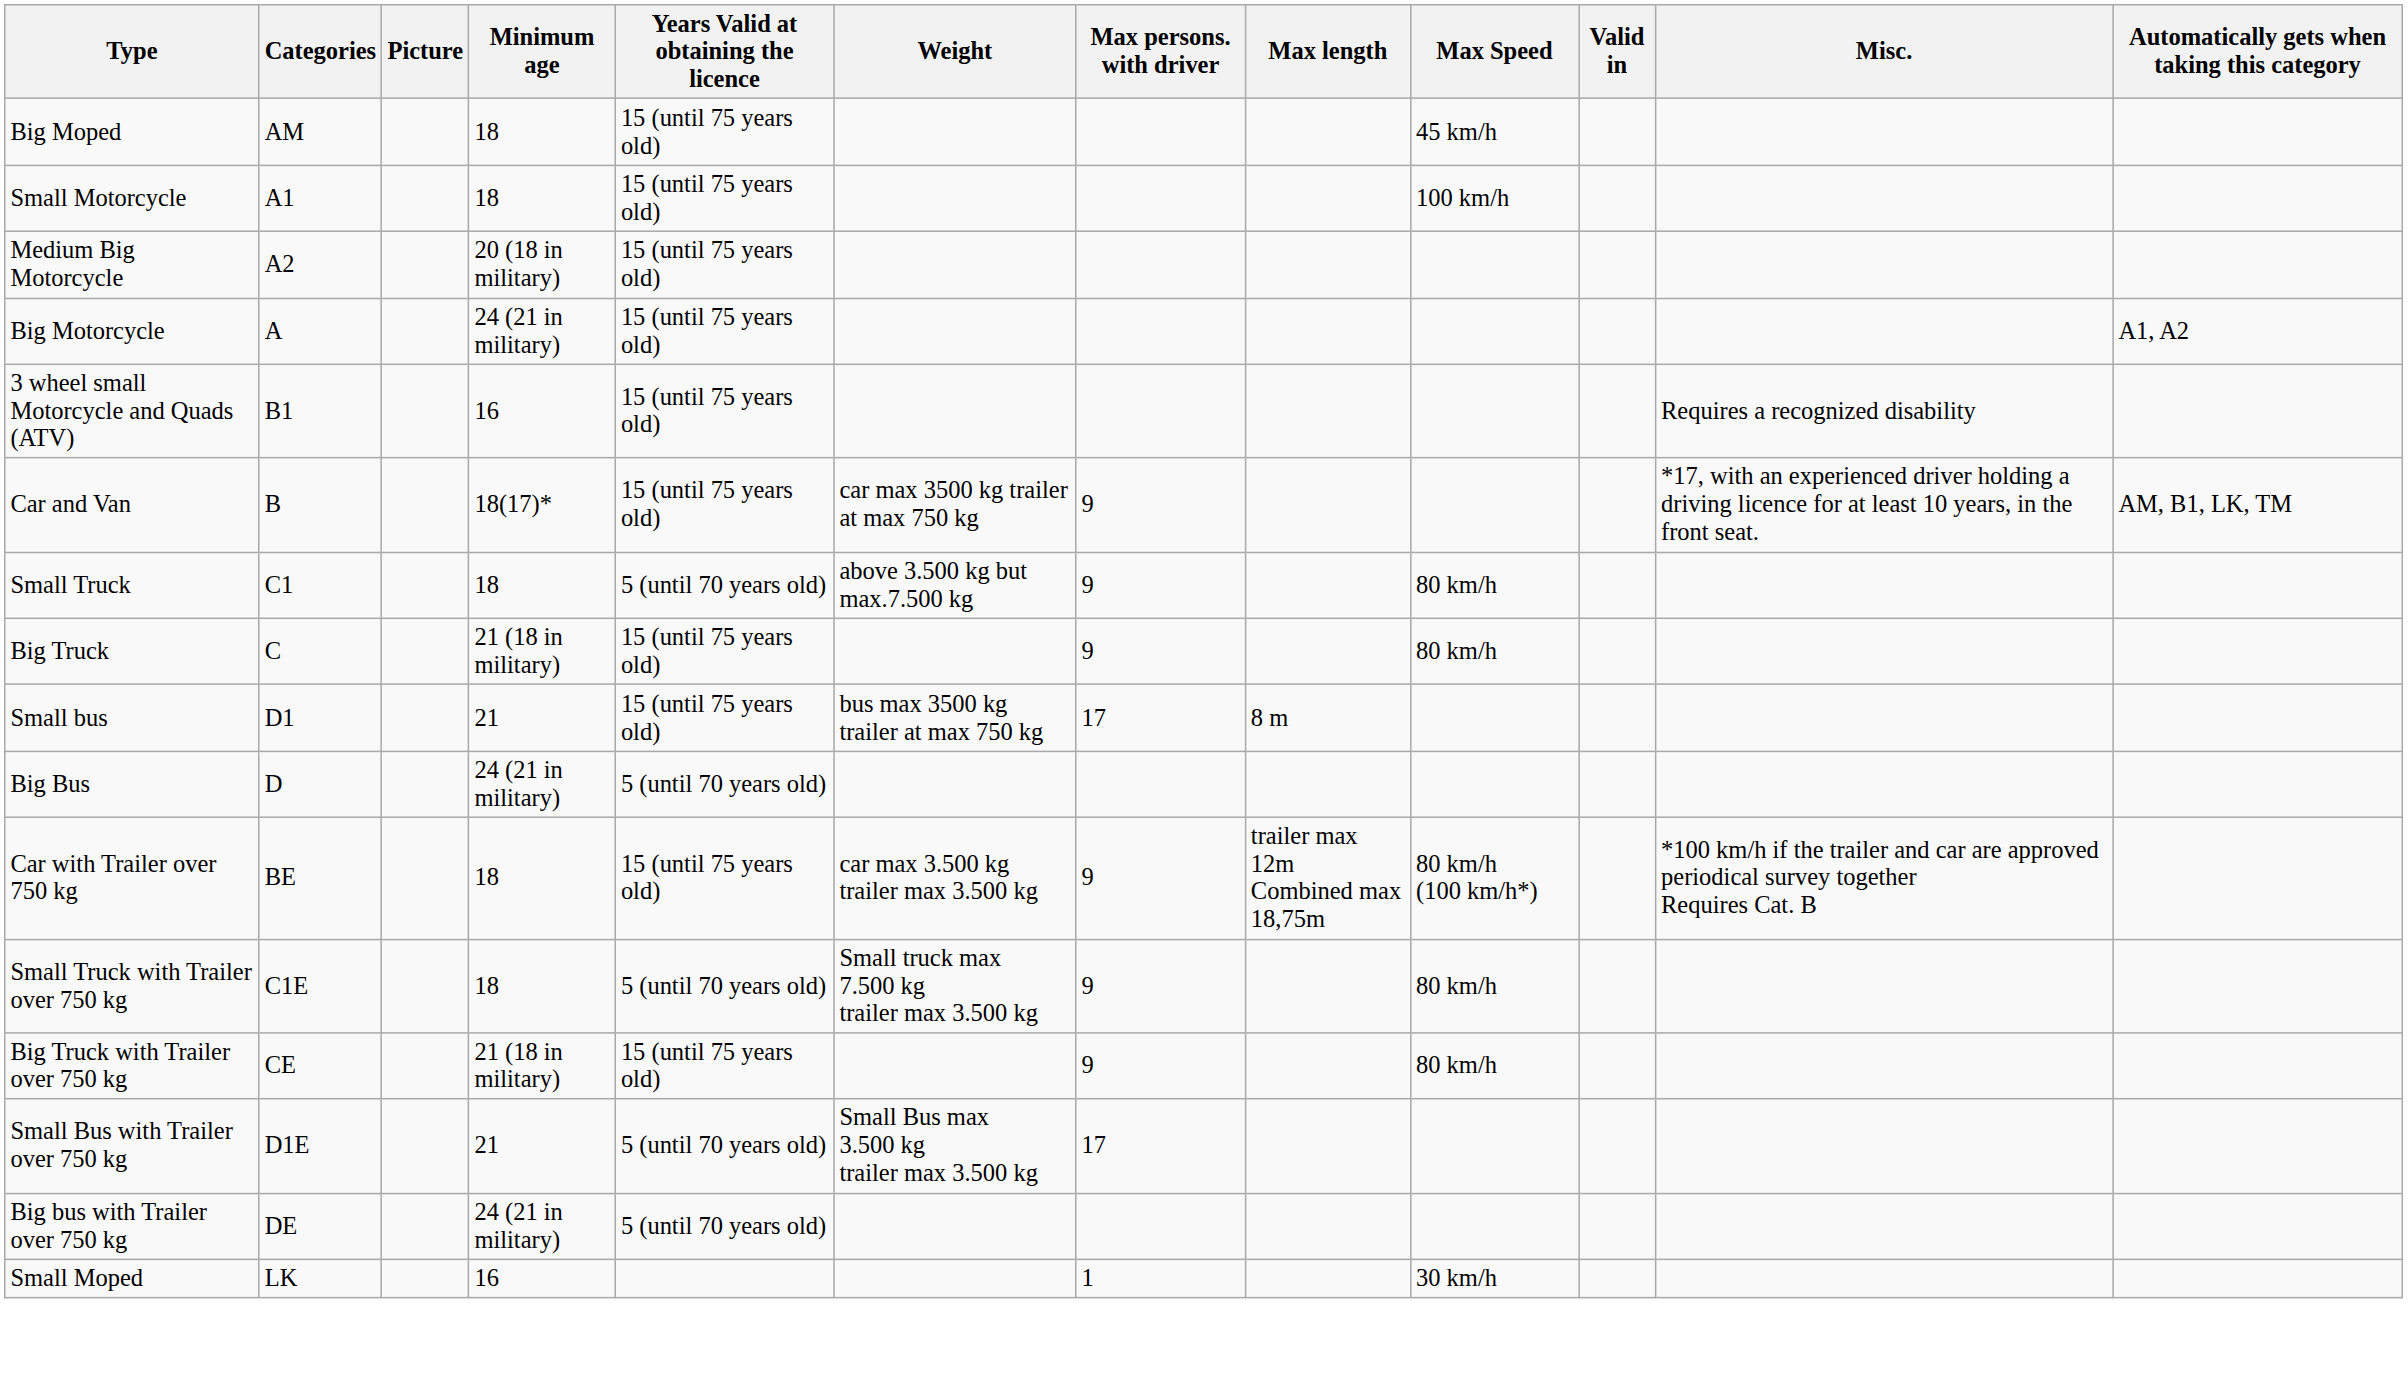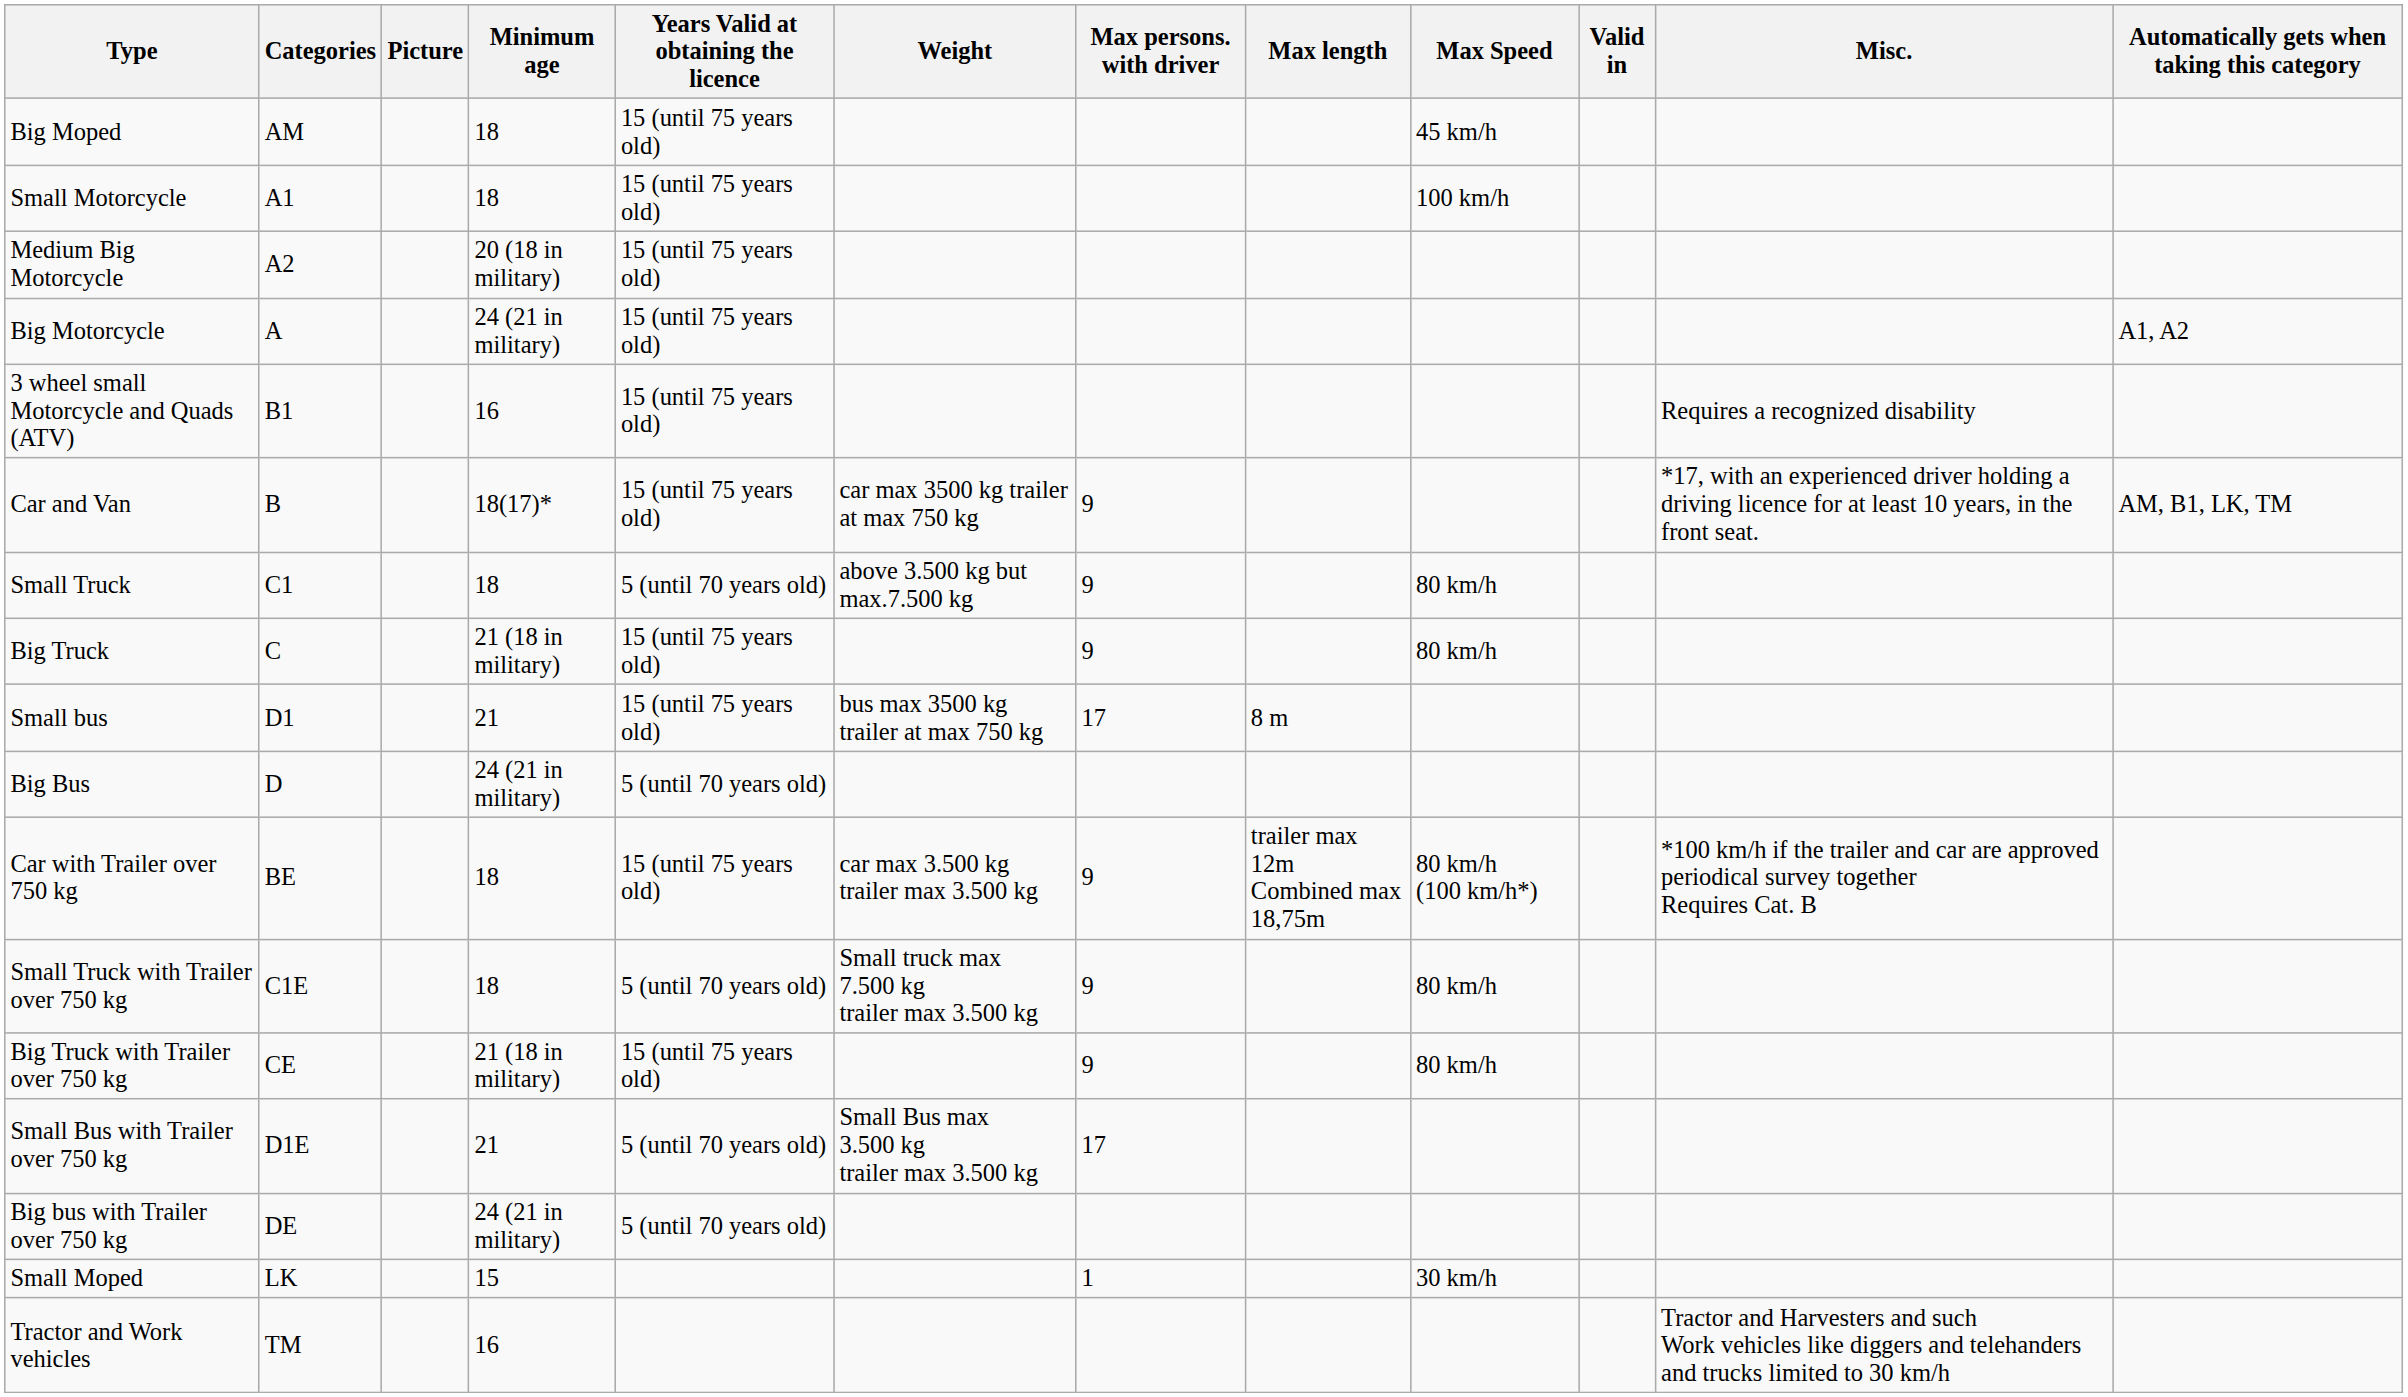(487, 1278) 16 -> (487, 1278) 15
+ row: (96, 1344)
